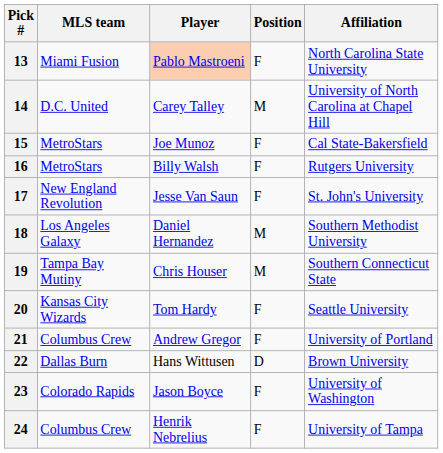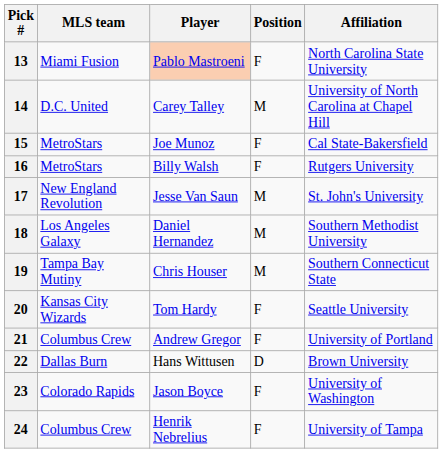(258, 196) F -> (260, 196) M
